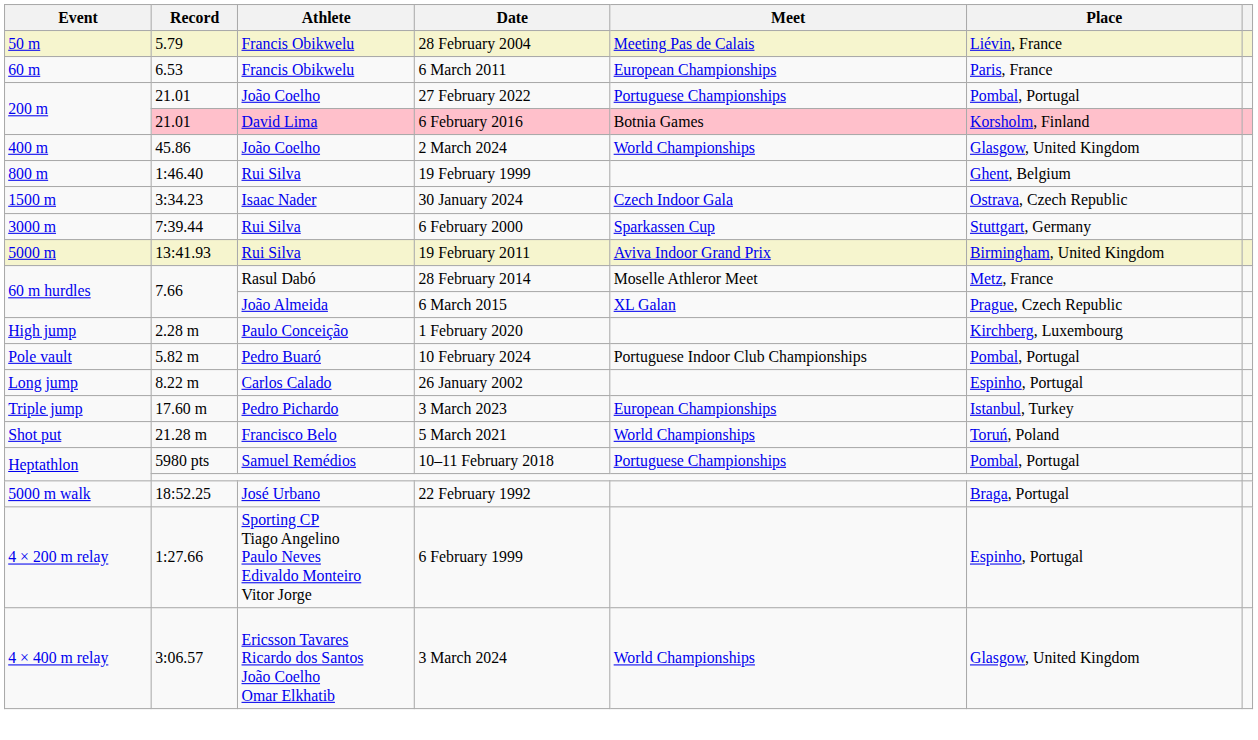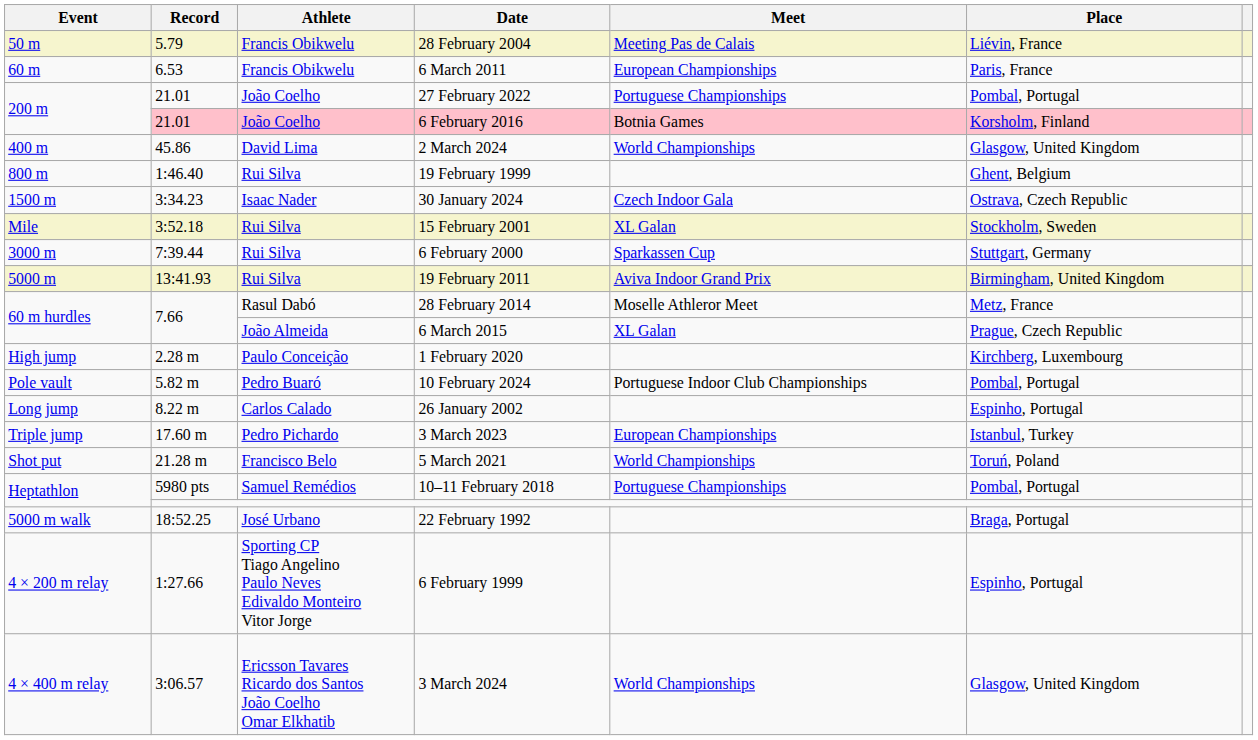(279, 121) David Lima -> (281, 121) João Coelho
(281, 148) João Coelho -> (279, 148) David Lima
+ row: (475, 226)
